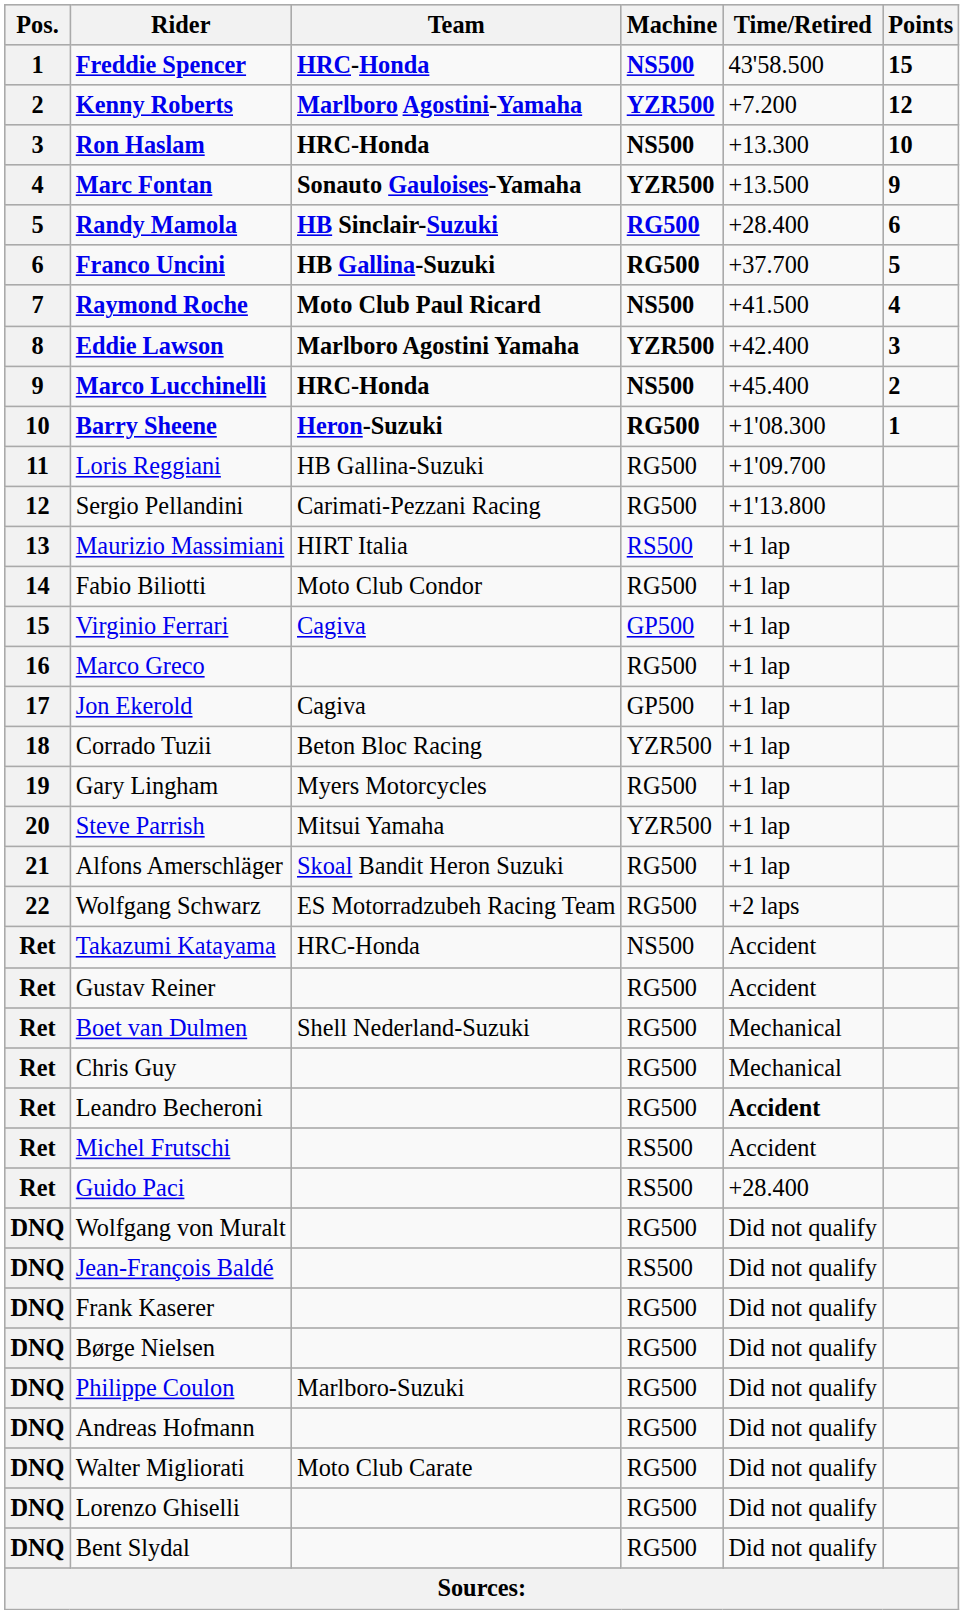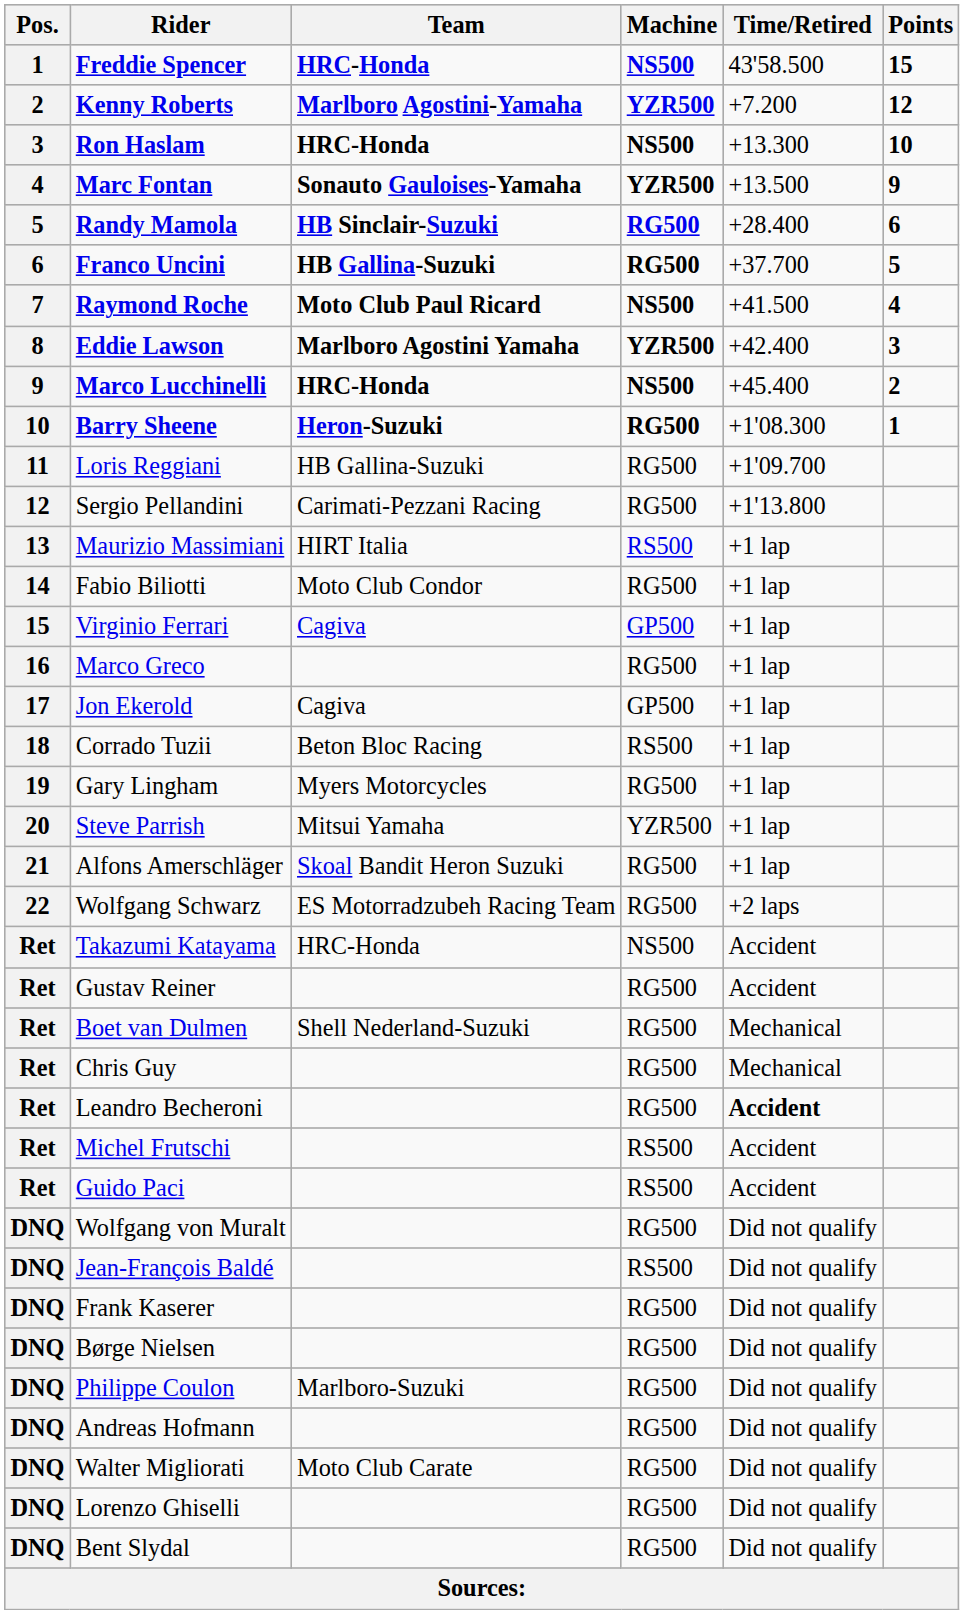(669, 746) YZR500 -> (660, 746) RS500
(769, 1187) +28.400 -> (772, 1187) Accident
